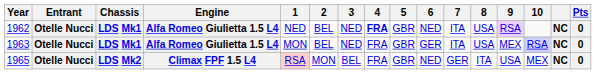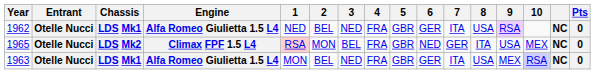(377, 29) bold -> (377, 29) normal
(431, 29) NED -> (430, 29) GER
rows swapped: (18, 45) <-> (18, 61)
